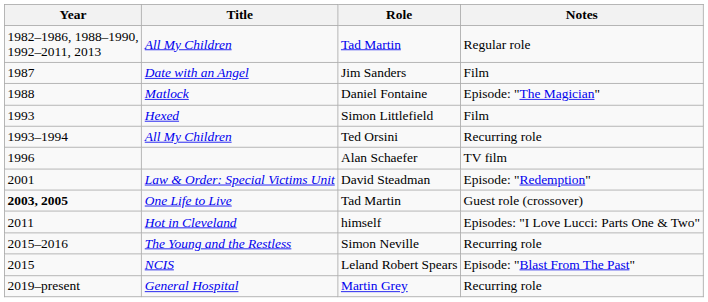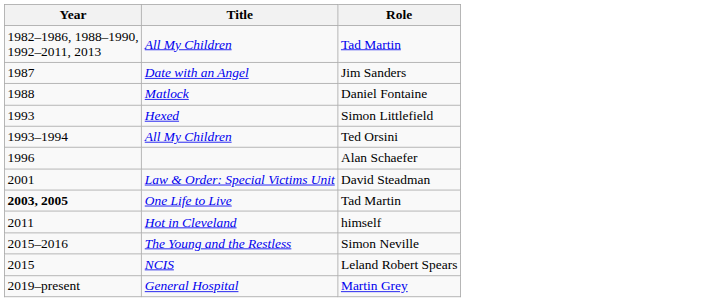- column: (582, 15)
